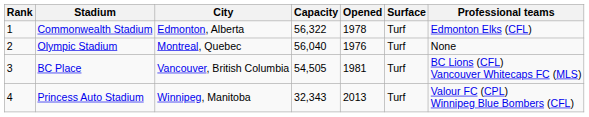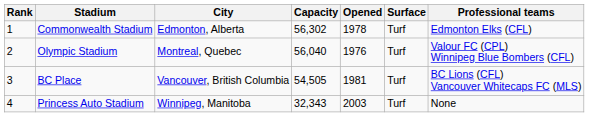(310, 29) 56,322 -> (310, 29) 56,302
(443, 46) None -> (502, 52) Valour FC (CPL) Winnipeg Blue Bombers (CFL)
(355, 97) 2013 -> (355, 103) 2003
(502, 97) Valour FC (CPL) Winnipeg Blue Bombers (CFL) -> (443, 103) None
